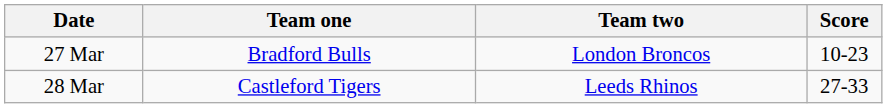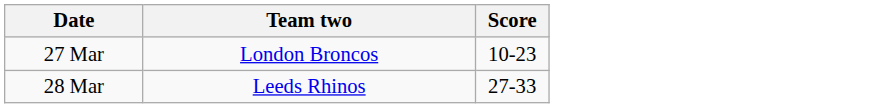- column: (309, 20)
